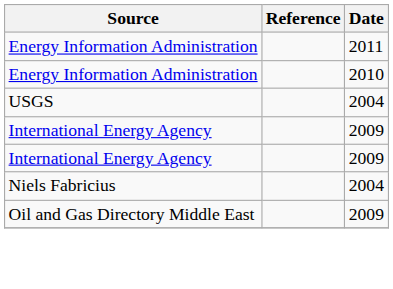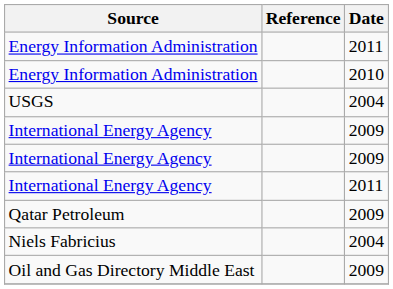+ row: (110, 185)
+ row: (67, 213)
